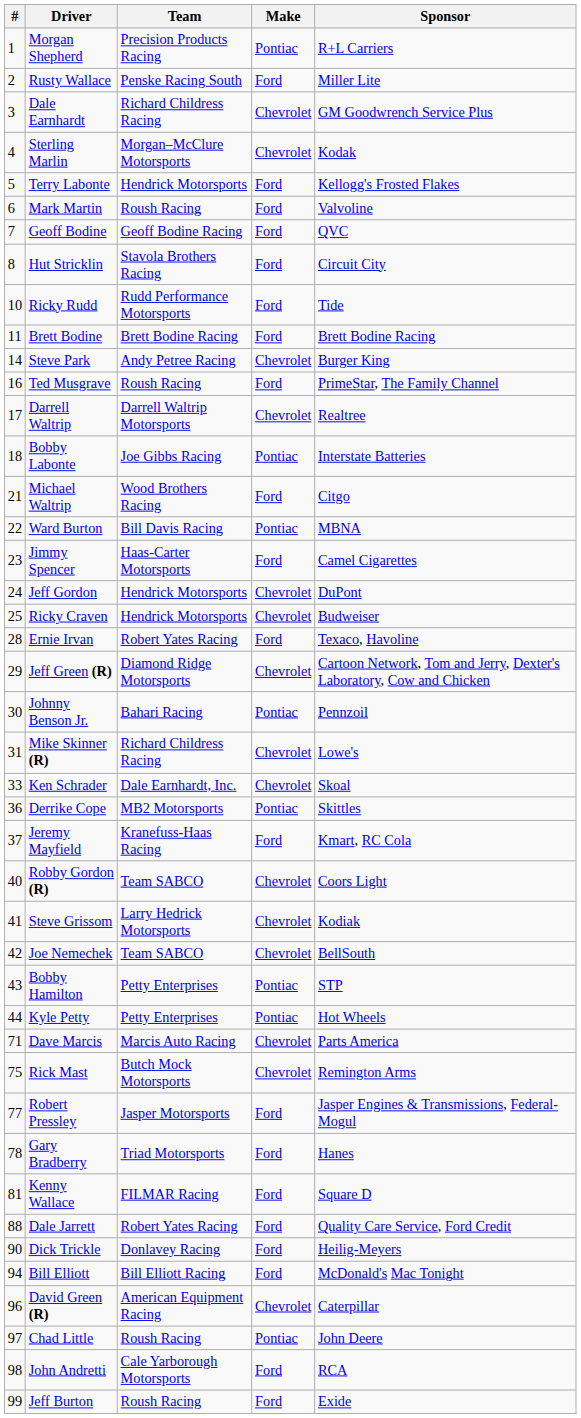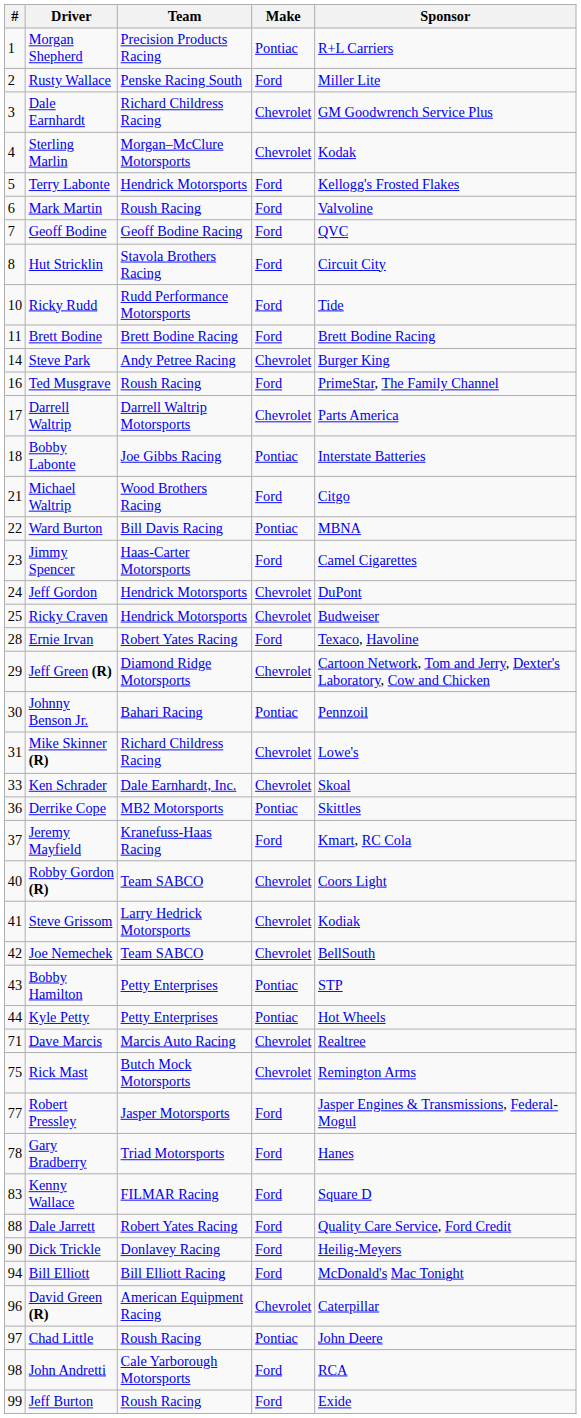(342, 415) Realtree -> (358, 415) Parts America
(358, 1041) Parts America -> (342, 1041) Realtree
(15, 1194) 81 -> (15, 1194) 83
